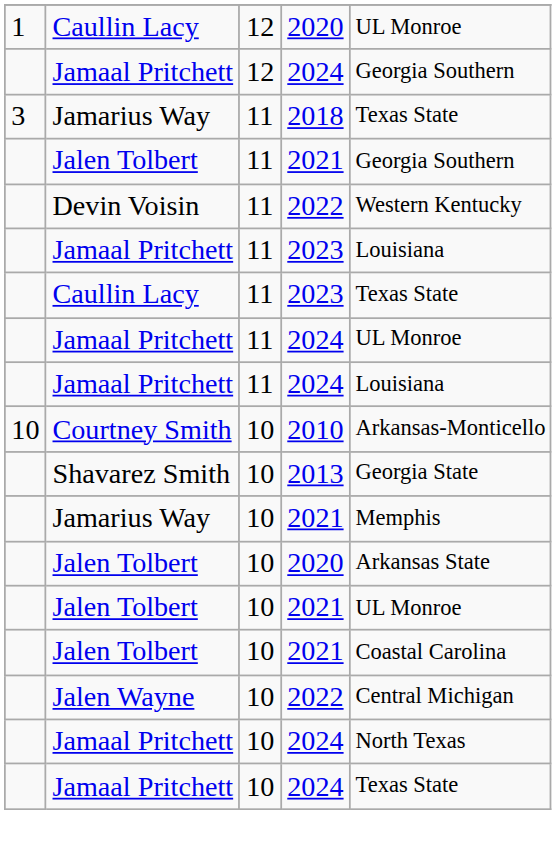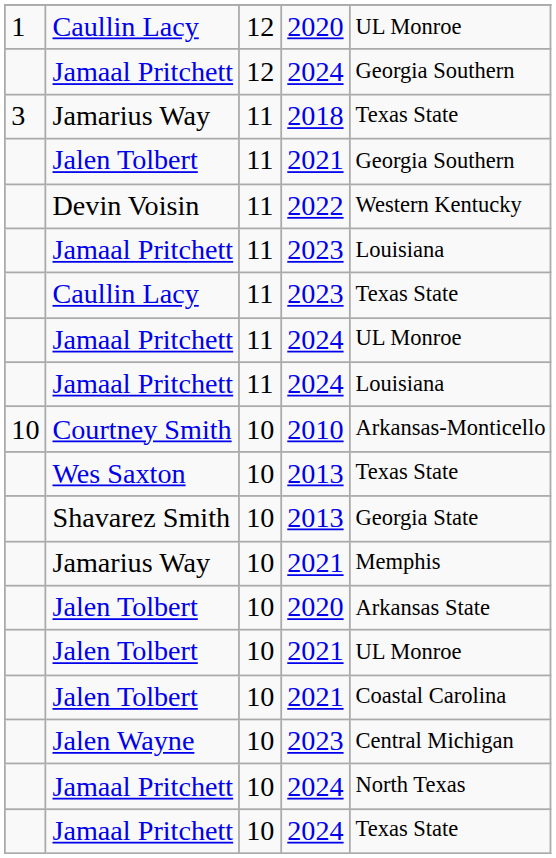+ row: (119, 473)
(315, 696) 2022 -> (315, 741) 2023
